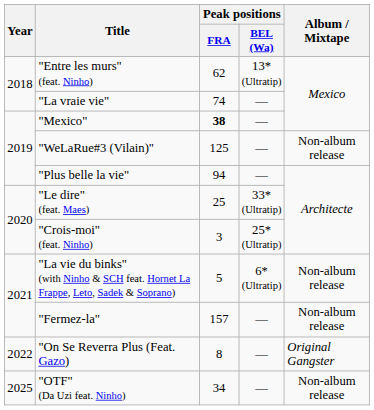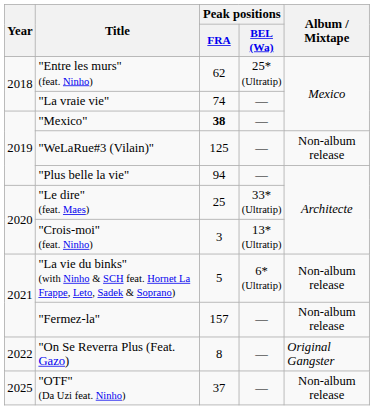(262, 73) 13* (Ultratip) -> (262, 73) 25* (Ultratip)
(262, 236) 25* (Ultratip) -> (262, 236) 13* (Ultratip)
(219, 388) 34 -> (219, 388) 37
